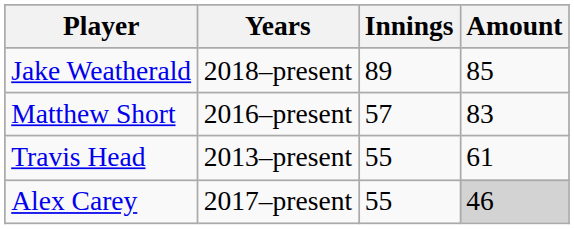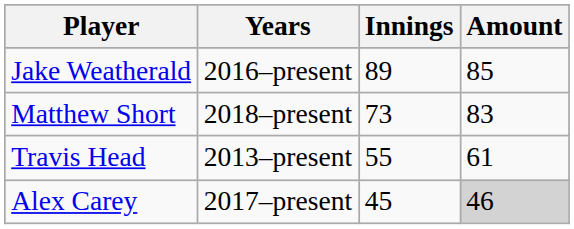(278, 69) 2018–present -> (278, 69) 2016–present
(278, 113) 2016–present -> (278, 113) 2018–present
(379, 113) 57 -> (379, 113) 73
(379, 200) 55 -> (379, 200) 45
